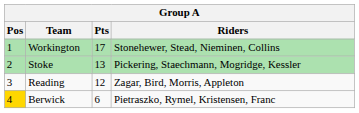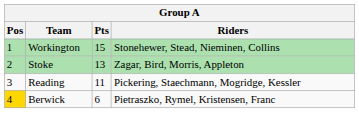(100, 47) 17 -> (100, 47) 15
(207, 64) Pickering, Staechmann, Mogridge, Kessler -> (179, 64) Zagar, Bird, Morris, Appleton
(100, 82) 12 -> (100, 82) 11
(179, 82) Zagar, Bird, Morris, Appleton -> (207, 82) Pickering, Staechmann, Mogridge, Kessler
